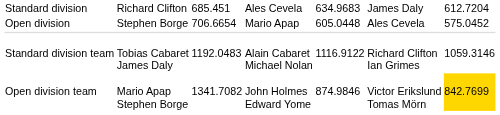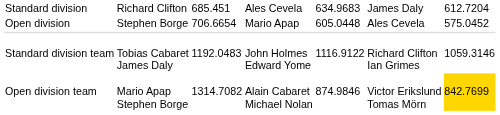(279, 59) Alain Cabaret Michael Nolan -> (278, 59) John Holmes Edward Yome
(217, 92) 1341.7082 -> (217, 92) 1314.7082
(278, 98) John Holmes Edward Yome -> (279, 98) Alain Cabaret Michael Nolan
